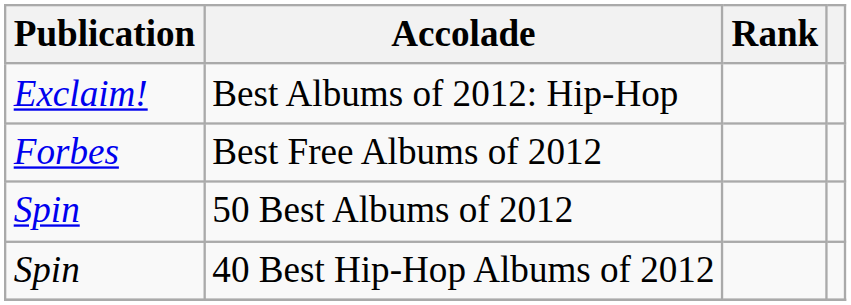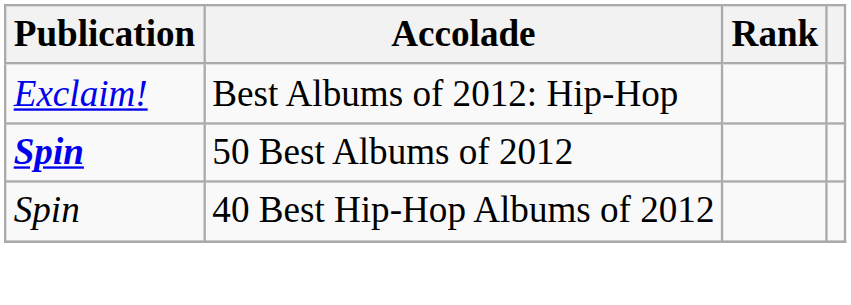- row: (407, 151)
(47, 210) normal -> (49, 151) bold
